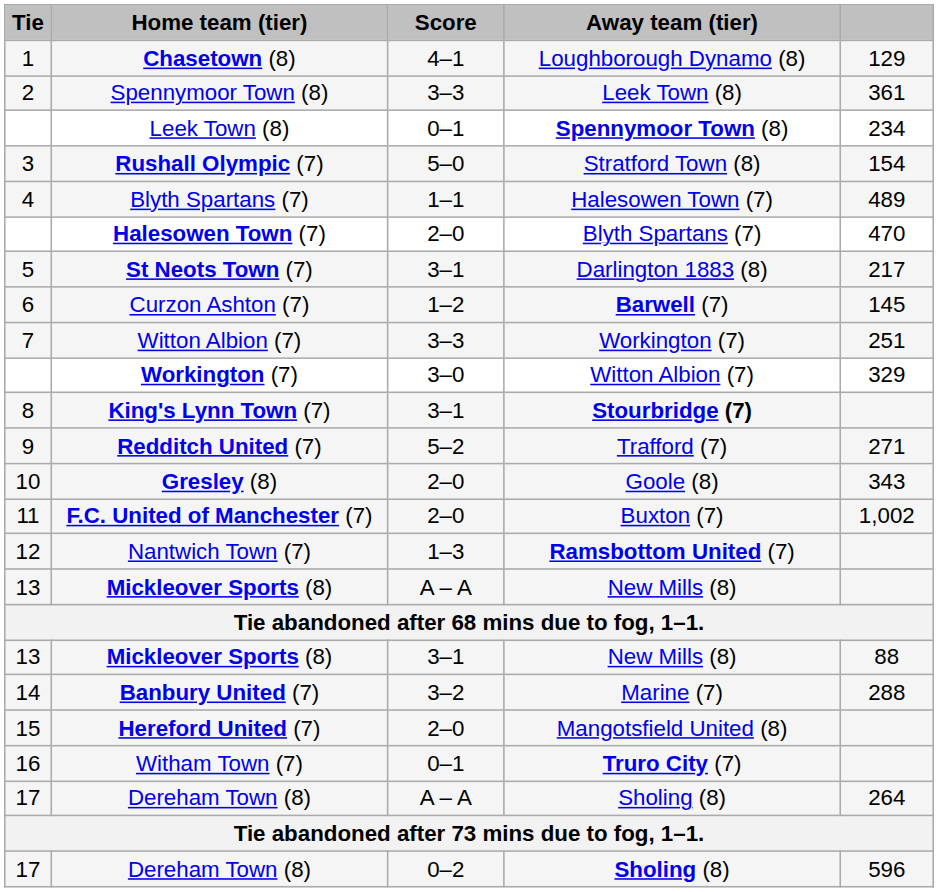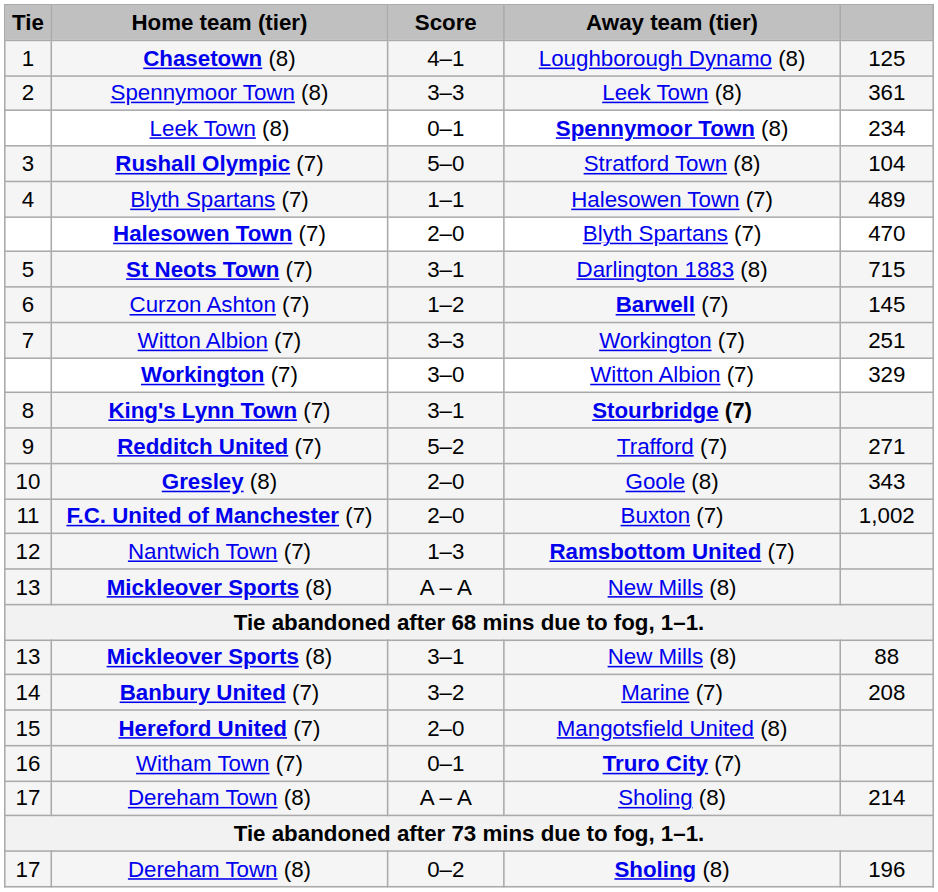(887, 58) 129 -> (887, 58) 125
(887, 164) 154 -> (887, 164) 104
(887, 270) 217 -> (887, 270) 715
(887, 693) 288 -> (887, 693) 208
(887, 799) 264 -> (887, 799) 214
(887, 869) 596 -> (887, 869) 196
